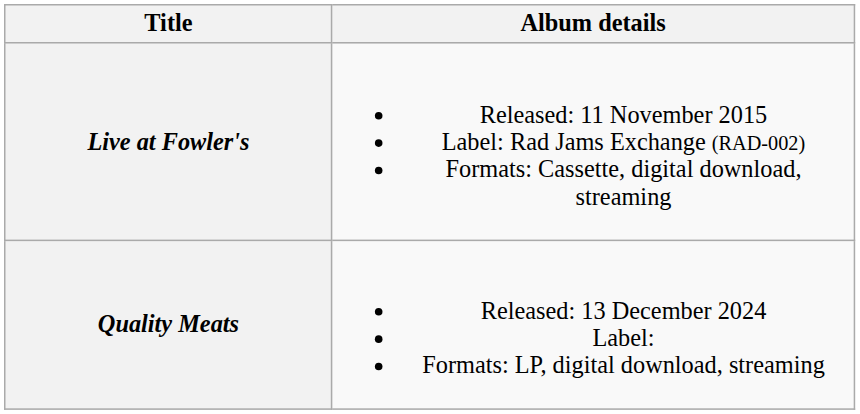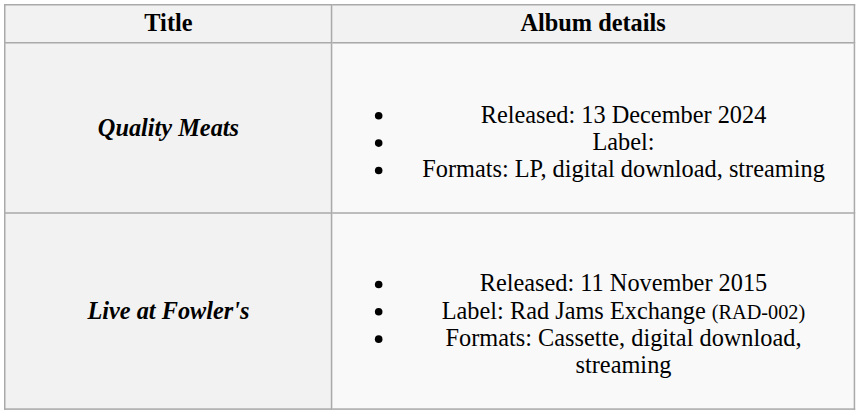rows swapped: (168, 141) <-> (168, 324)
